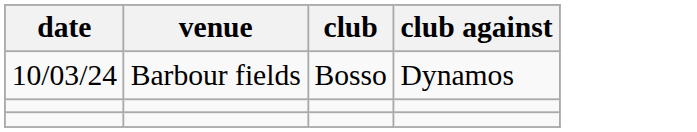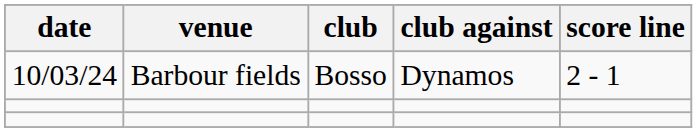+ column: (626, 27)
